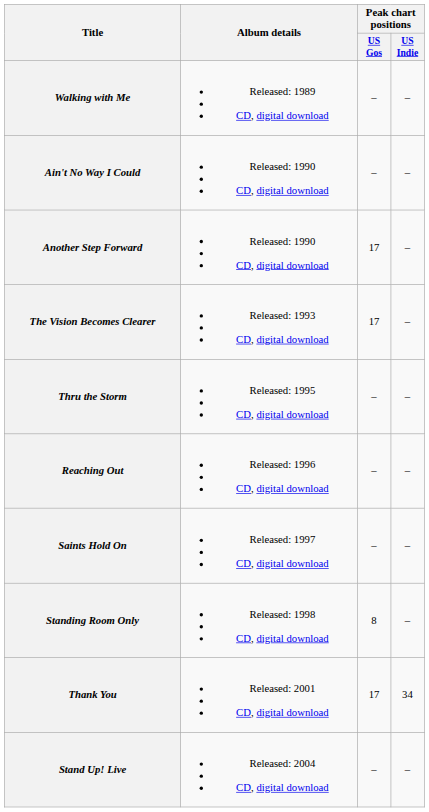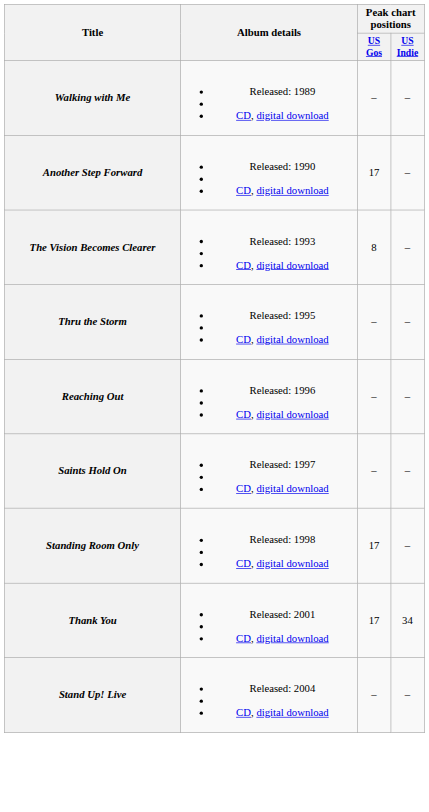- row: (93, 172)
(374, 322) 17 -> (374, 247) 8
(374, 620) 8 -> (374, 545) 17
